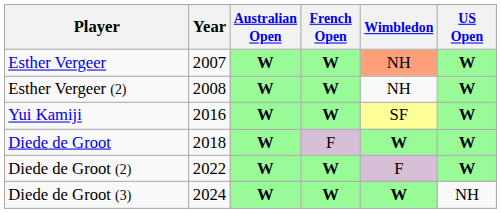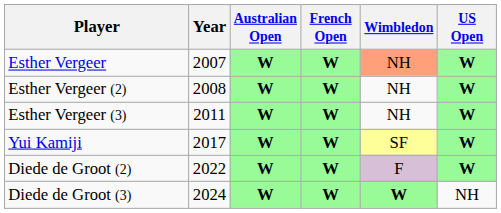+ row: (67, 115)
(209, 115) 2016 -> (209, 141) 2017
- row: (60, 141)
